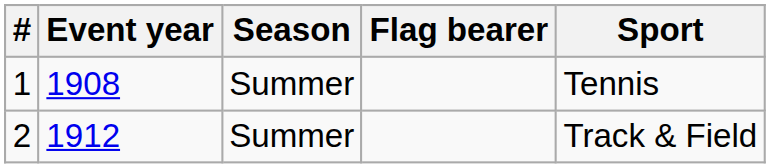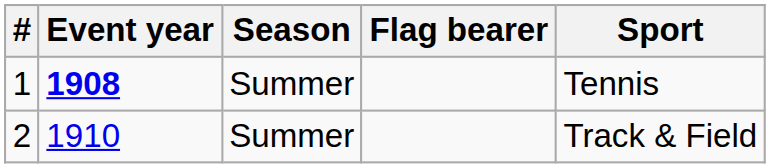(83, 83) normal -> (83, 83) bold
(83, 135) 1912 -> (83, 135) 1910
